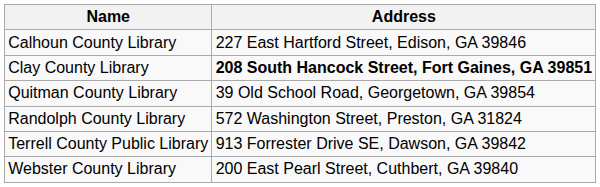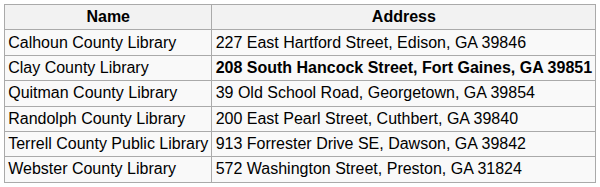(369, 118) 572 Washington Street, Preston, GA 31824 -> (367, 118) 200 East Pearl Street, Cuthbert, GA 39840
(367, 169) 200 East Pearl Street, Cuthbert, GA 39840 -> (369, 169) 572 Washington Street, Preston, GA 31824
